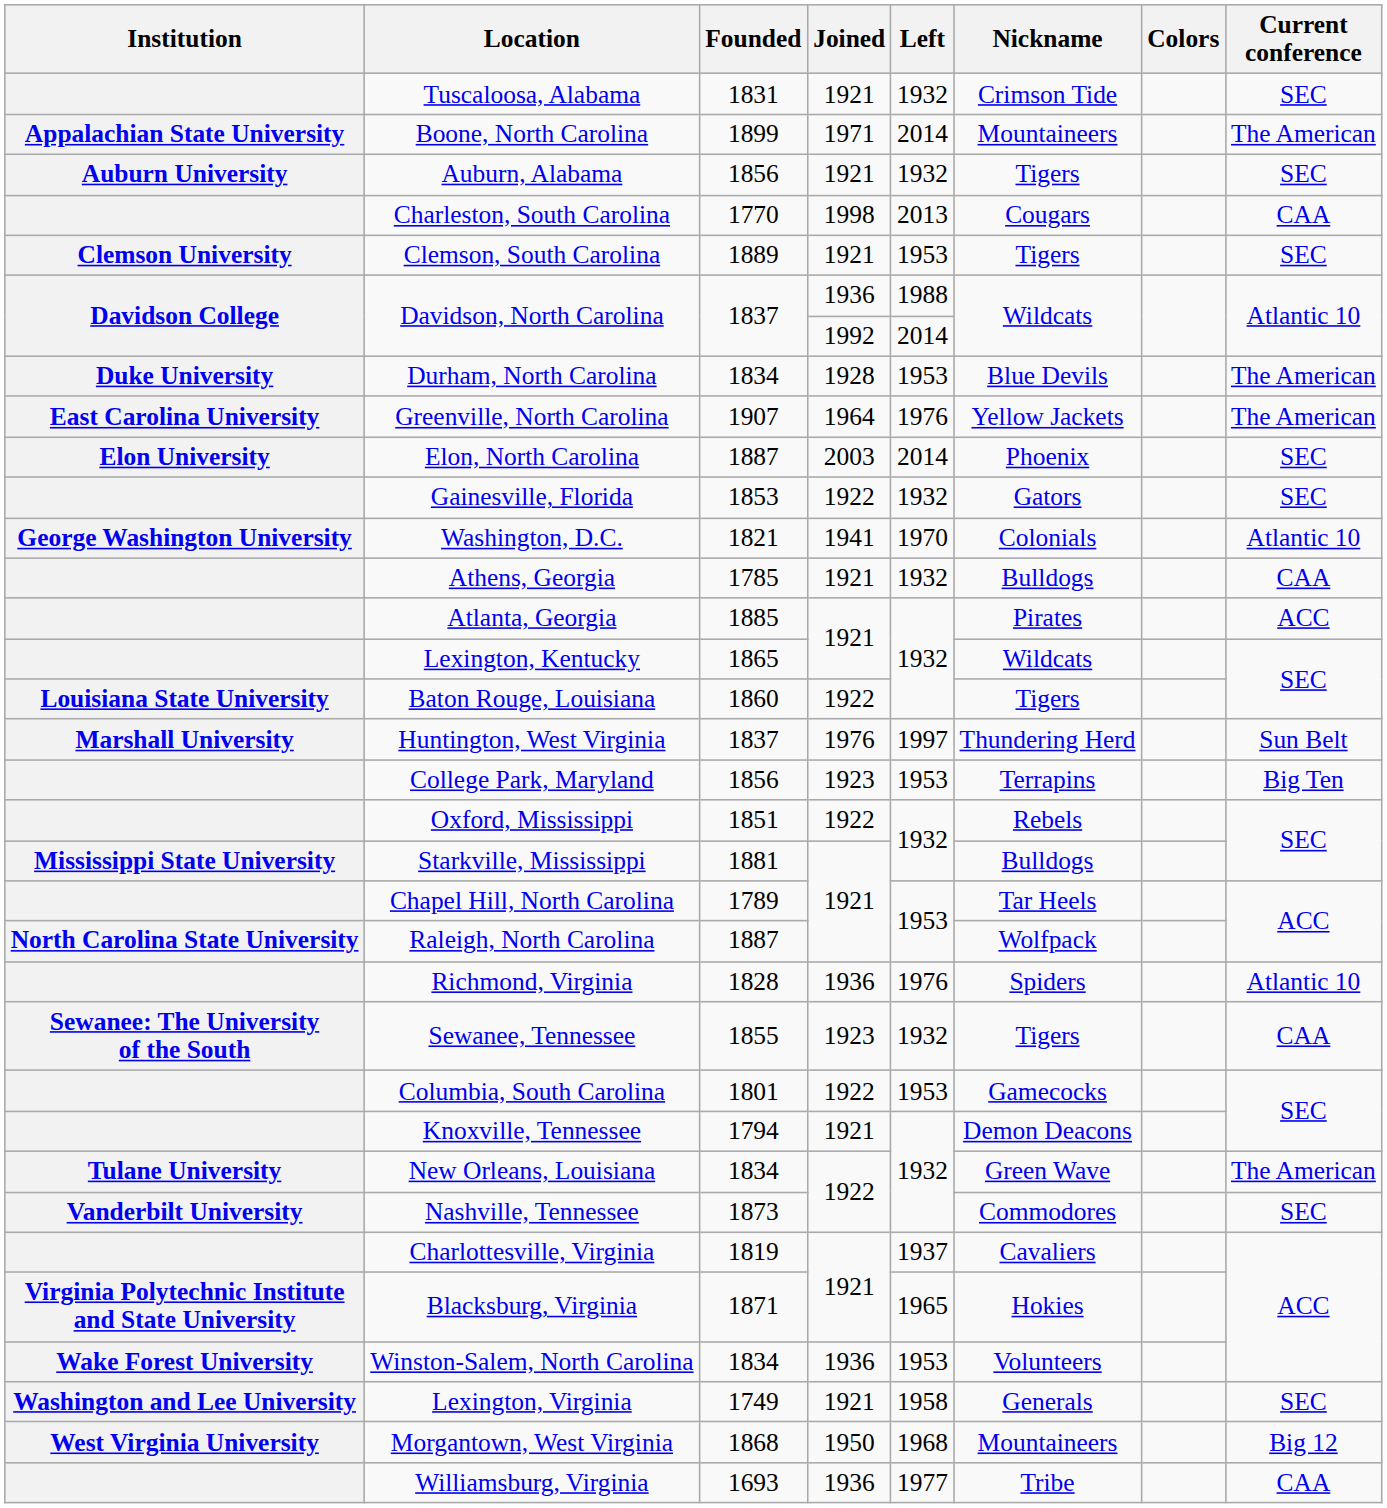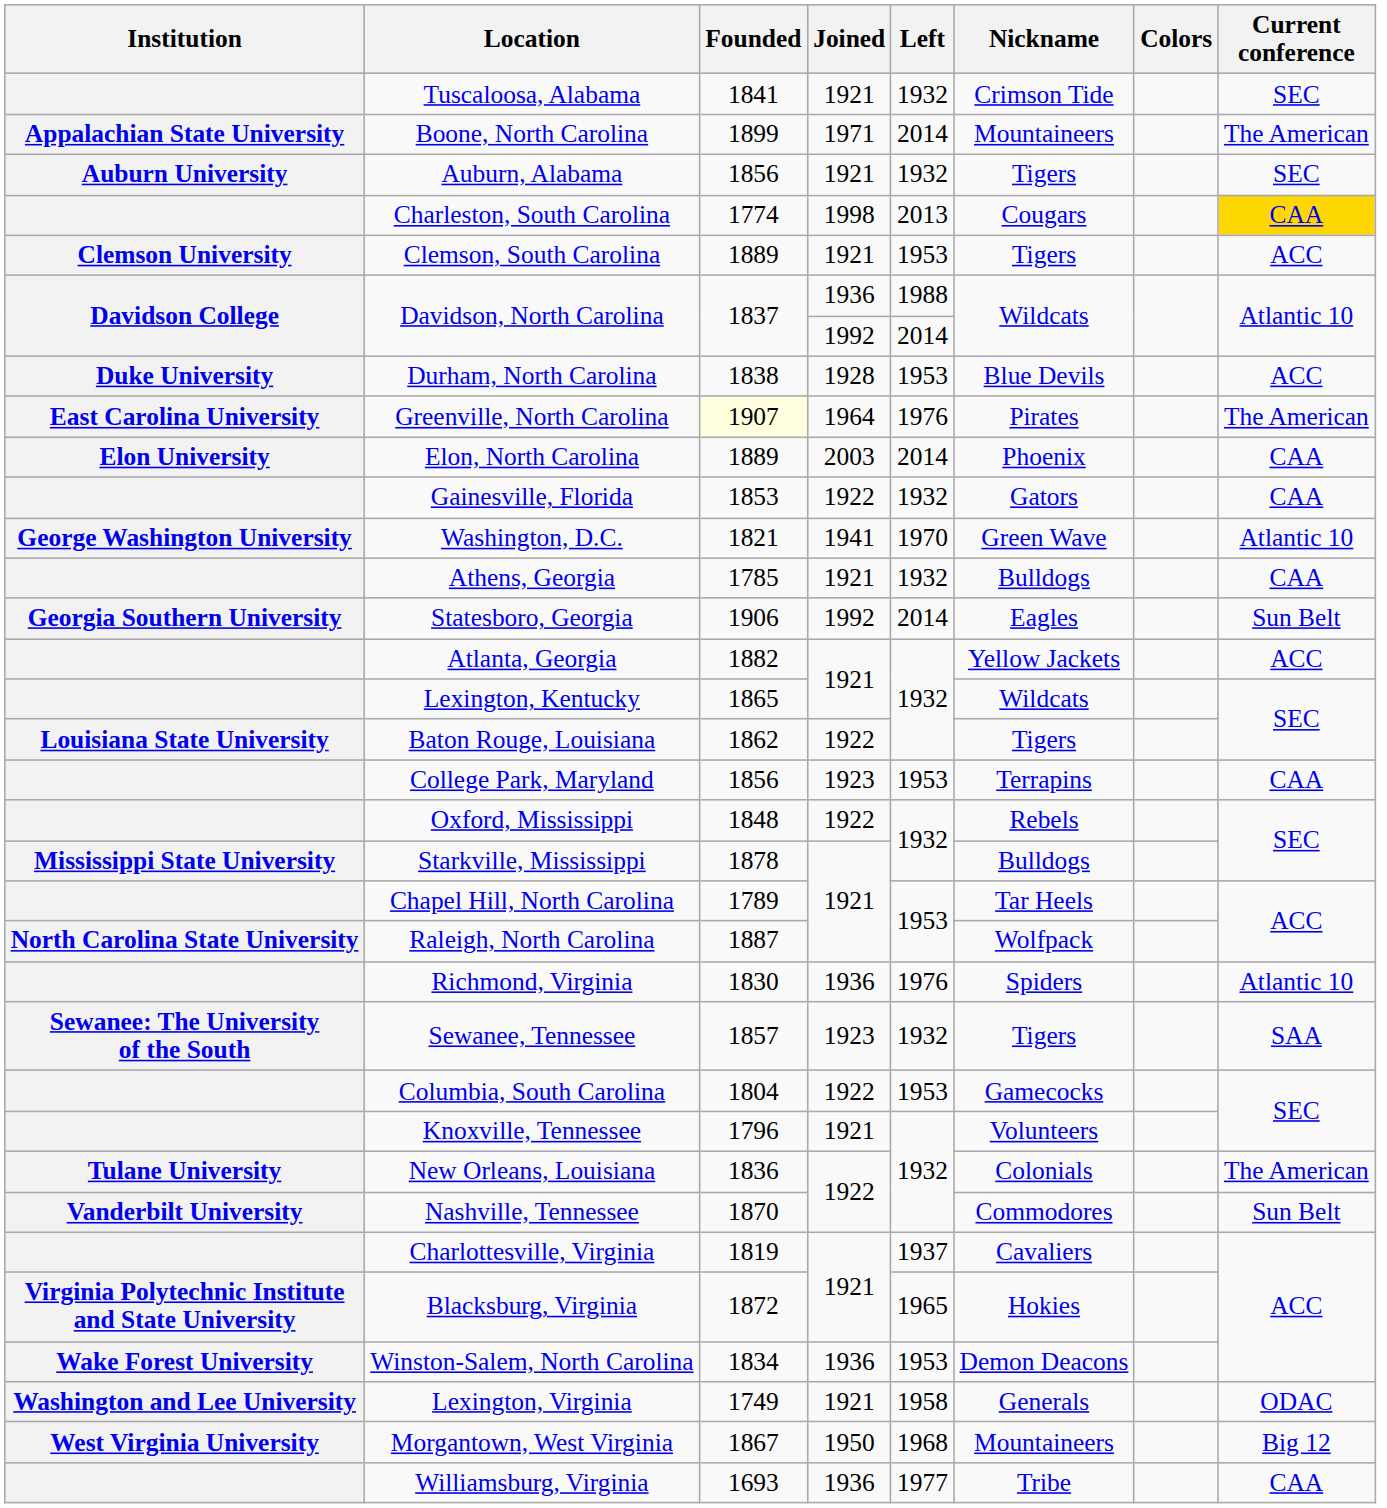(753, 93) 1831 -> (753, 93) 1841
(753, 214) 1770 -> (753, 214) 1774
(1303, 214) no background -> (1296, 214) gold background
(1303, 255) SEC -> (1296, 255) ACC
(753, 376) 1834 -> (753, 376) 1838
(1303, 376) The American -> (1296, 376) ACC
(753, 416) no background -> (753, 416) lightyellow background
(1048, 416) Yellow Jackets -> (1044, 416) Pirates
(753, 456) 1887 -> (753, 456) 1889
(1303, 456) SEC -> (1296, 456) CAA
(1303, 497) SEC -> (1296, 497) CAA
(1048, 537) Colonials -> (1044, 537) Green Wave
+ row: (532, 618)
(753, 618) 1885 -> (753, 658) 1882
(1048, 618) Pirates -> (1044, 658) Yellow Jackets
(753, 698) 1860 -> (753, 739) 1862
- row: (532, 739)
(1303, 779) Big Ten -> (1296, 779) CAA
(753, 819) 1851 -> (753, 819) 1848
(753, 860) 1881 -> (753, 860) 1878
(753, 981) 1828 -> (753, 981) 1830
(753, 1035) 1855 -> (753, 1035) 1857
(1303, 1035) CAA -> (1296, 1035) SAA
(753, 1090) 1801 -> (753, 1090) 1804
(753, 1130) 1794 -> (753, 1130) 1796
(1048, 1130) Demon Deacons -> (1044, 1130) Volunteers
(753, 1171) 1834 -> (753, 1171) 1836
(1048, 1171) Green Wave -> (1044, 1171) Colonials
(753, 1211) 1873 -> (753, 1211) 1870
(1303, 1211) SEC -> (1296, 1211) Sun Belt
(753, 1306) 1871 -> (753, 1306) 1872
(1048, 1361) Volunteers -> (1044, 1361) Demon Deacons
(1303, 1401) SEC -> (1296, 1401) ODAC
(753, 1441) 1868 -> (753, 1441) 1867
